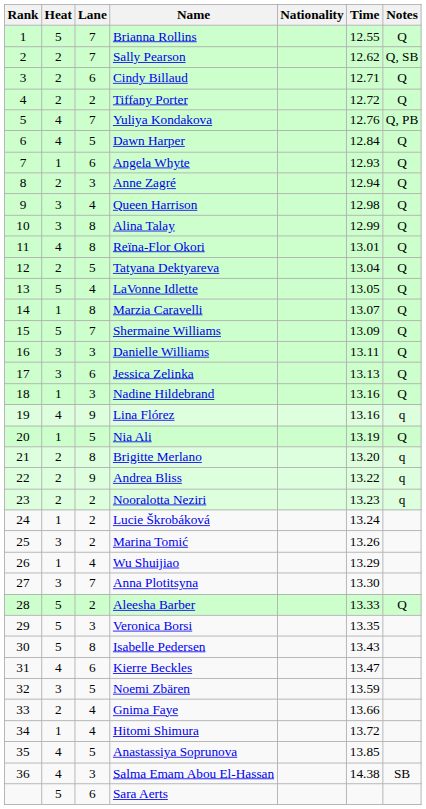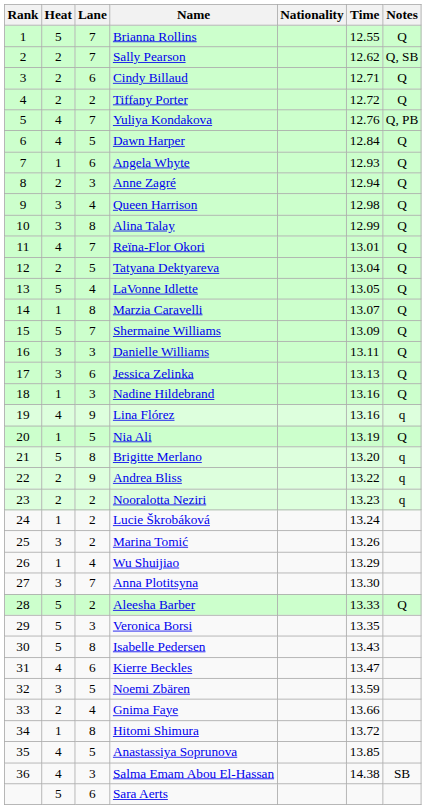(92, 246) 8 -> (92, 246) 7
(58, 457) 2 -> (58, 457) 5
(92, 731) 4 -> (92, 731) 8
